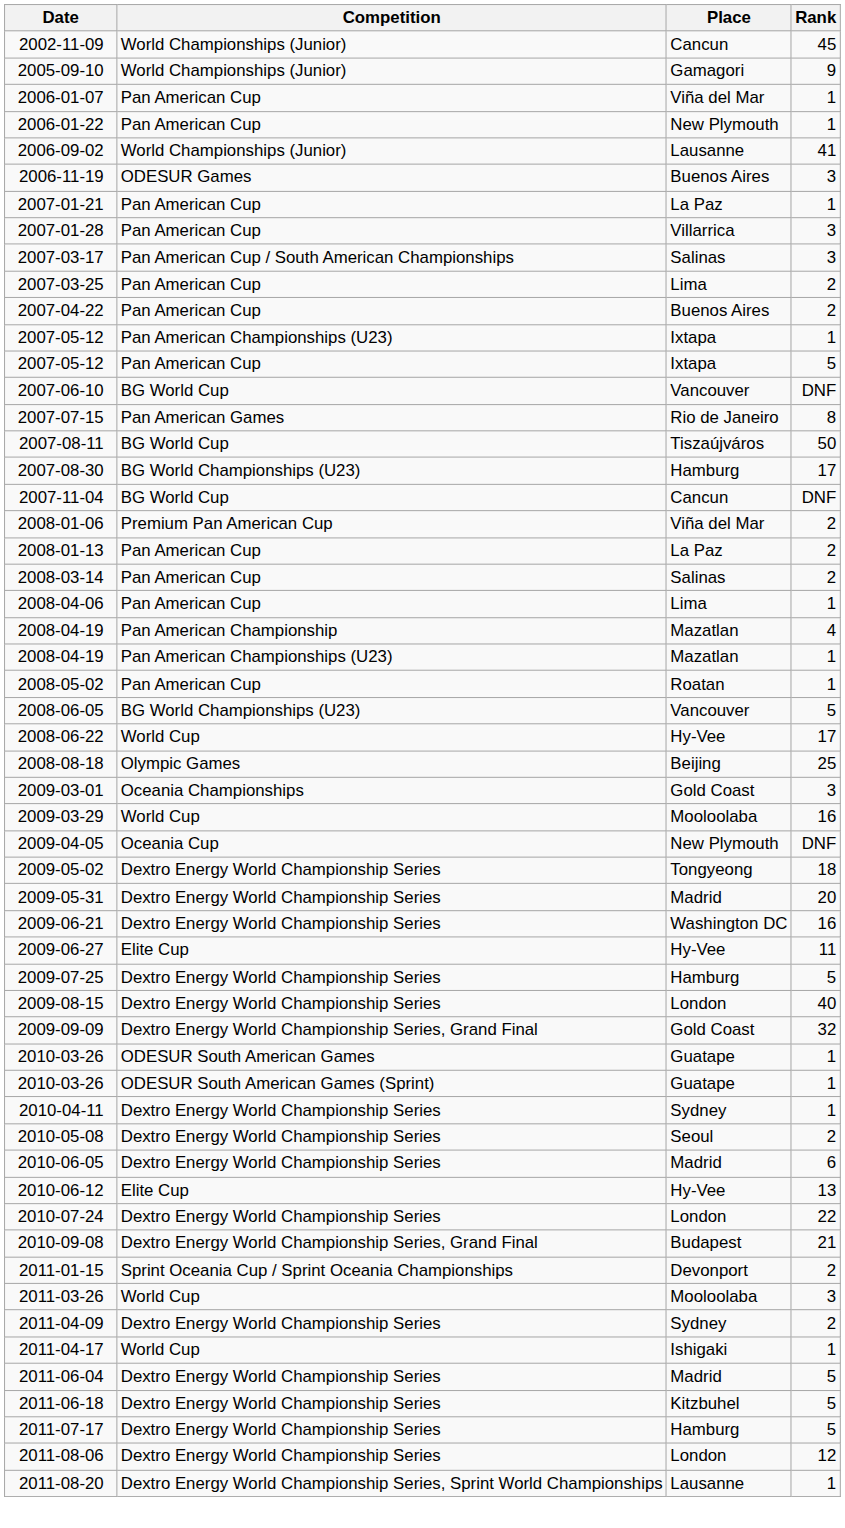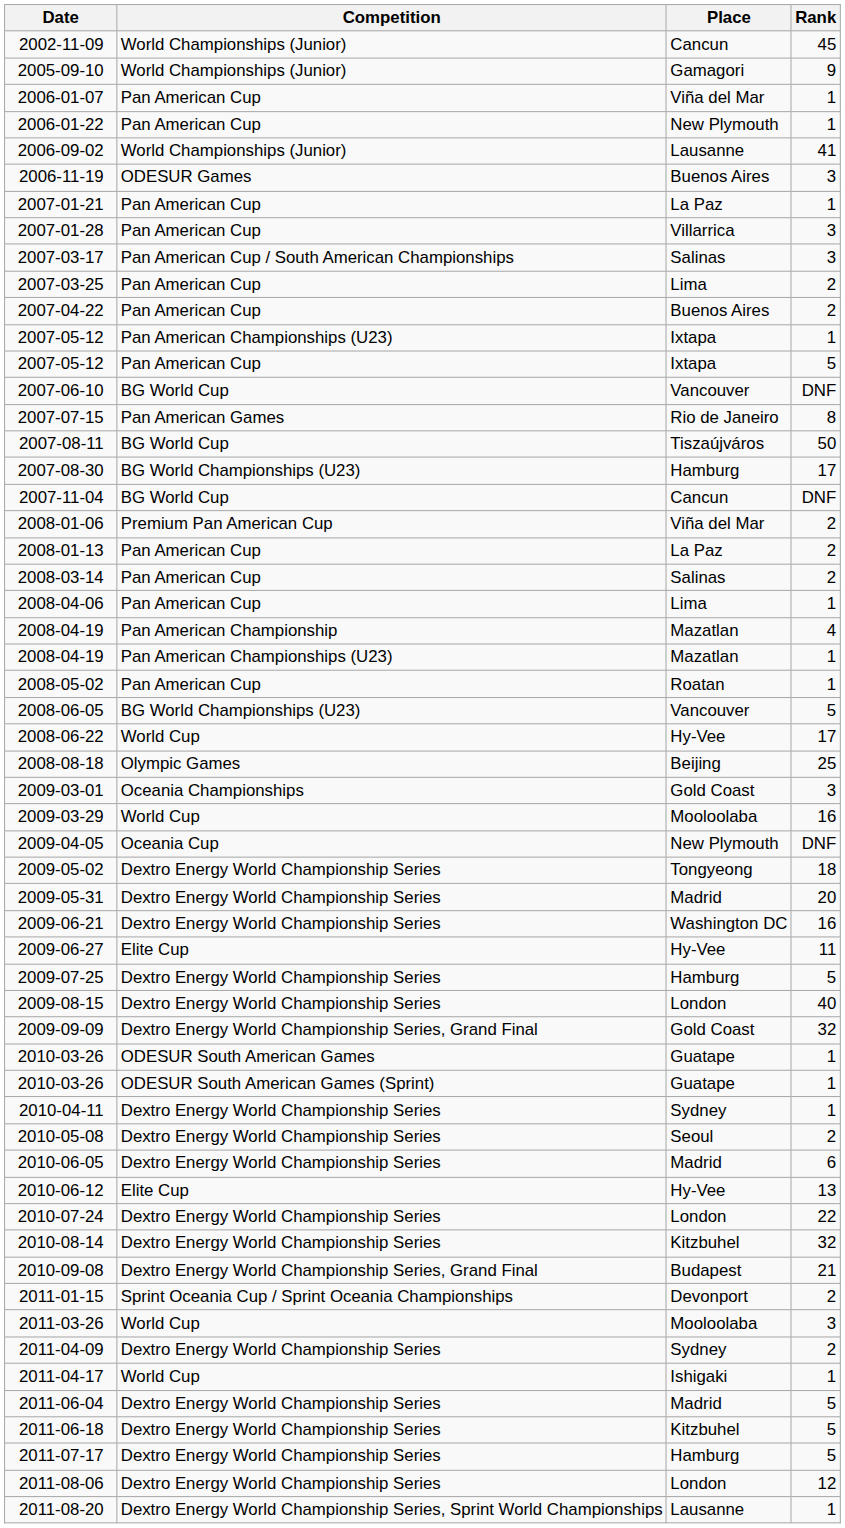+ row: (61, 1243)
